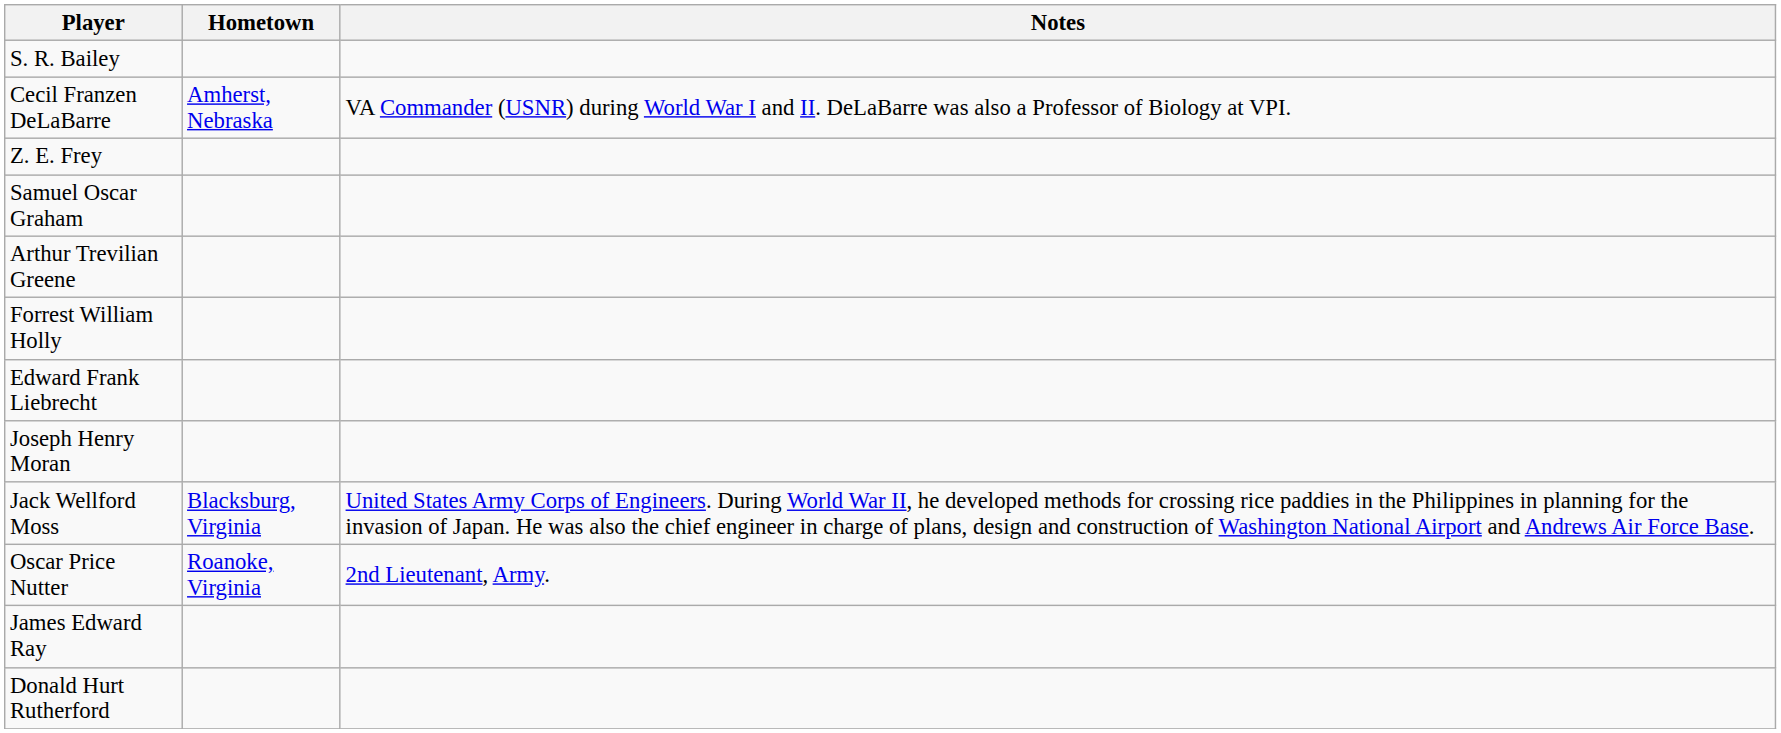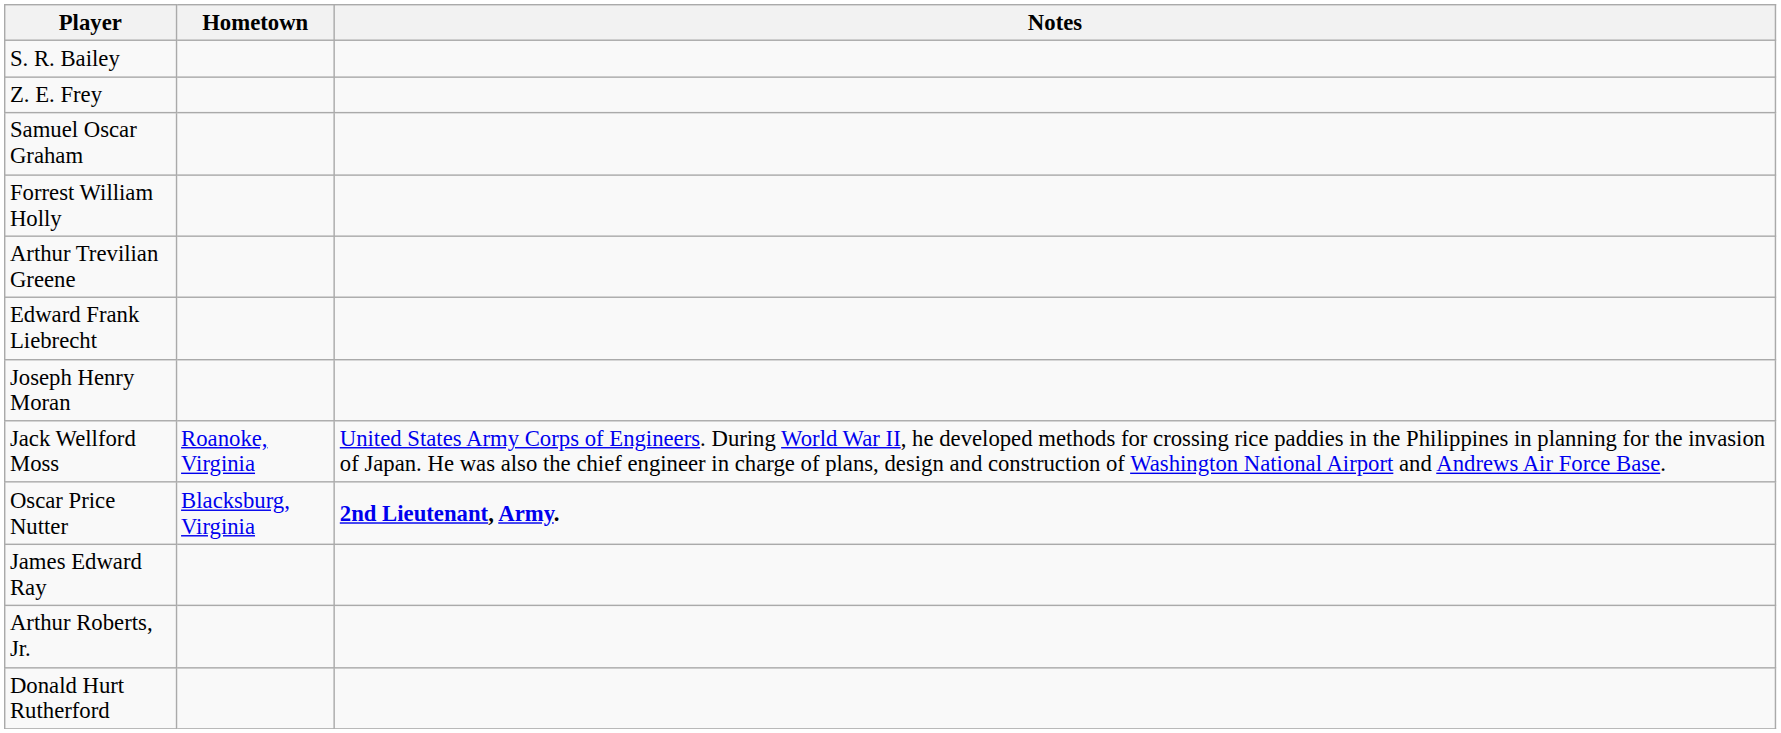- row: (73, 107)
rows swapped: (84, 266) <-> (82, 328)
(241, 512) Blacksburg, Virginia -> (224, 451) Roanoke, Virginia
(230, 574) Roanoke, Virginia -> (235, 512) Blacksburg, Virginia
(448, 574) normal -> (450, 512) bold
+ row: (81, 636)
